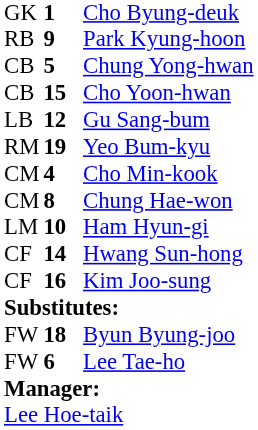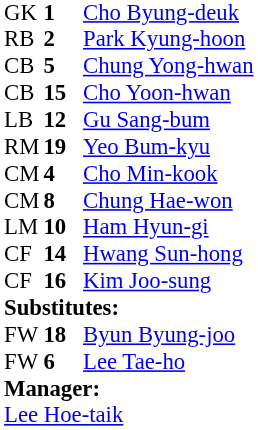(49, 39) 9 -> (49, 39) 2
